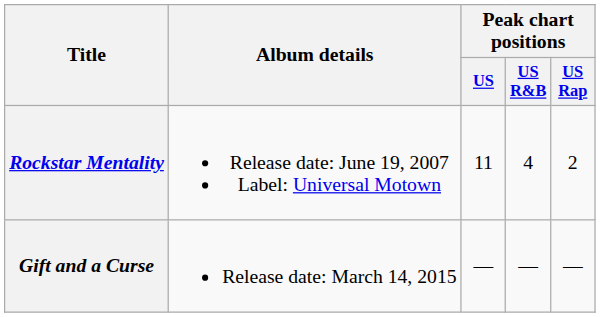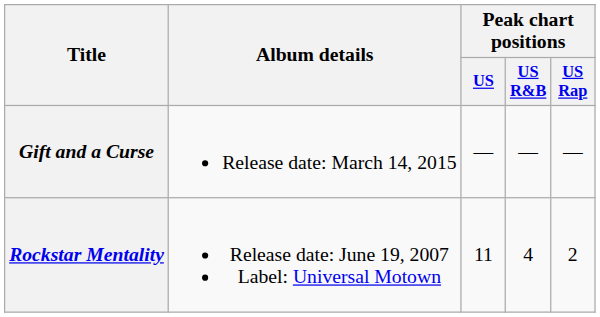rows swapped: (87, 162) <-> (86, 266)
